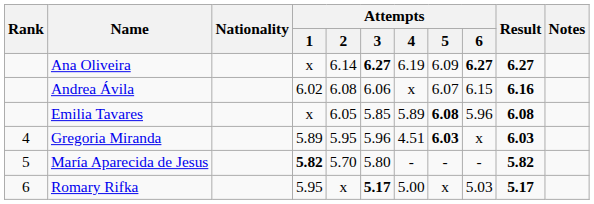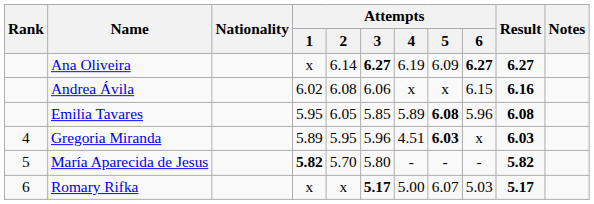(445, 89) 6.07 -> (445, 89) x
(309, 114) x -> (309, 114) 5.95
(309, 187) 5.95 -> (309, 187) x
(445, 187) x -> (445, 187) 6.07
